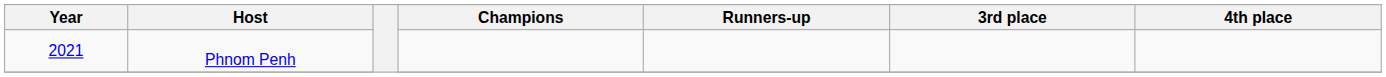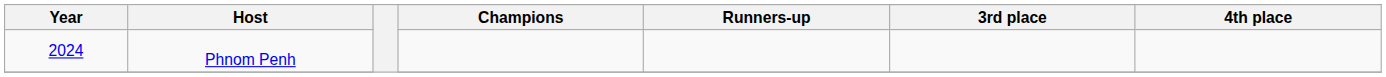(66, 51) 2021 -> (66, 51) 2024
